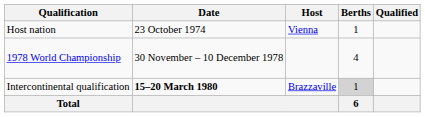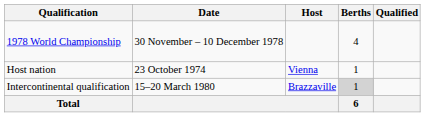rows swapped: (31, 29) <-> (64, 58)
(176, 86) bold -> (175, 86) normal
